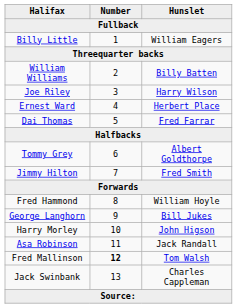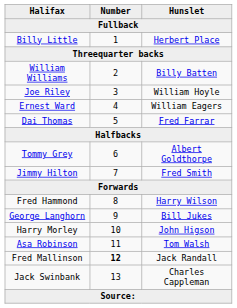(187, 39) William Eagers -> (187, 39) Herbert Place
(187, 92) Harry Wilson -> (187, 92) William Hoyle
(187, 106) Herbert Place -> (187, 106) William Eagers
(187, 201) William Hoyle -> (187, 201) Harry Wilson
(187, 244) Jack Randall -> (187, 244) Tom Walsh
(187, 258) Tom Walsh -> (187, 258) Jack Randall
